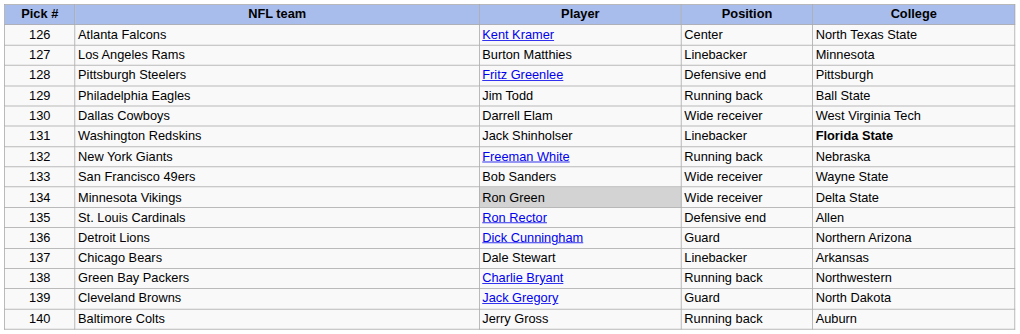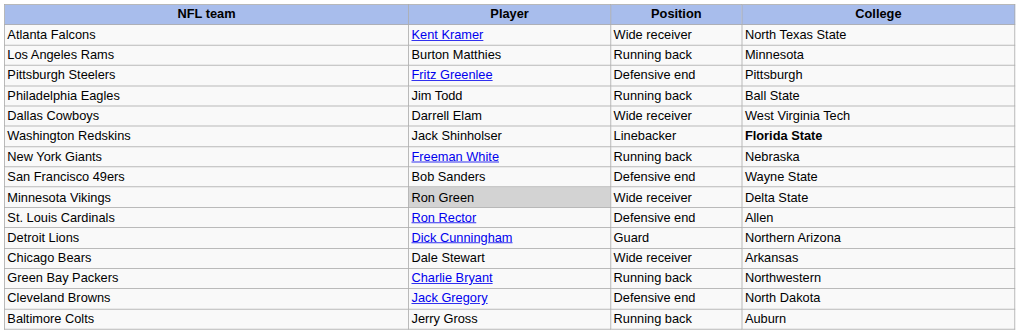- column: (40, 14)
(704, 34) Center -> (653, 34) Wide receiver
(716, 55) Linebacker -> (653, 55) Running back
(723, 177) Wide receiver -> (654, 177) Defensive end
(716, 258) Linebacker -> (653, 258) Wide receiver
(702, 298) Guard -> (654, 298) Defensive end
